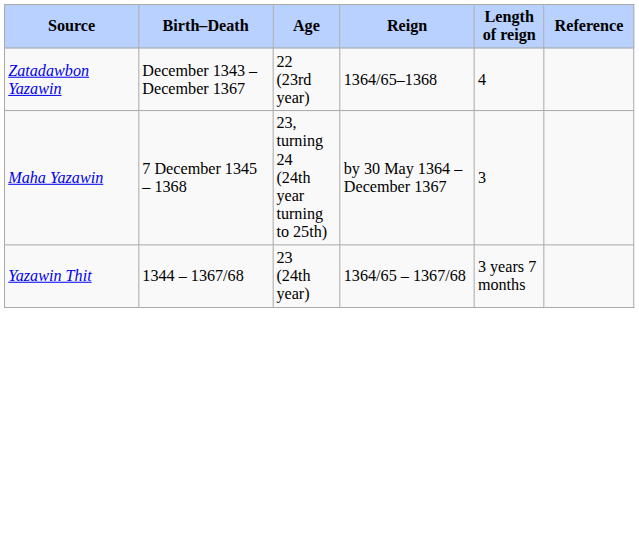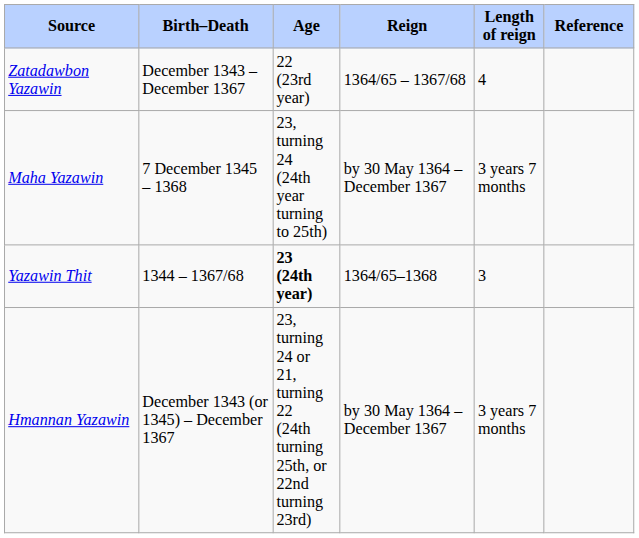(390, 79) 1364/65–1368 -> (405, 79) 1364/65 – 1367/68
(482, 177) 3 -> (507, 177) 3 years 7 months
(293, 276) normal -> (294, 276) bold
(405, 276) 1364/65 – 1367/68 -> (390, 276) 1364/65–1368
(507, 276) 3 years 7 months -> (482, 276) 3
+ row: (69, 419)
